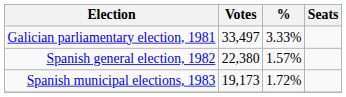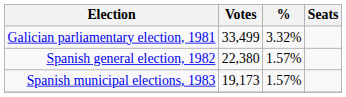(241, 37) 33,497 -> (241, 37) 33,499
(284, 37) 3.33% -> (284, 37) 3.32%
(284, 80) 1.72% -> (284, 80) 1.57%
